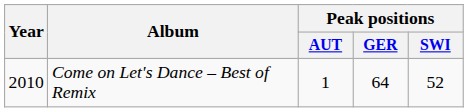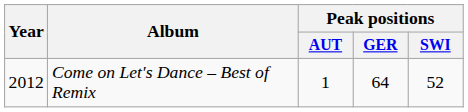(26, 82) 2010 -> (26, 82) 2012
